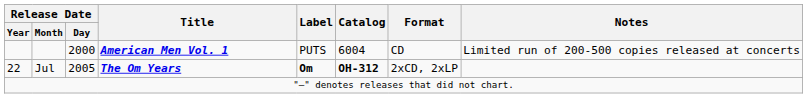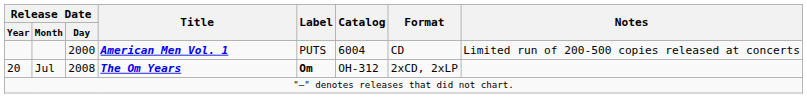(14, 68) 22 -> (14, 68) 20
(82, 68) 2005 -> (82, 68) 2008
(358, 68) bold -> (358, 68) normal
